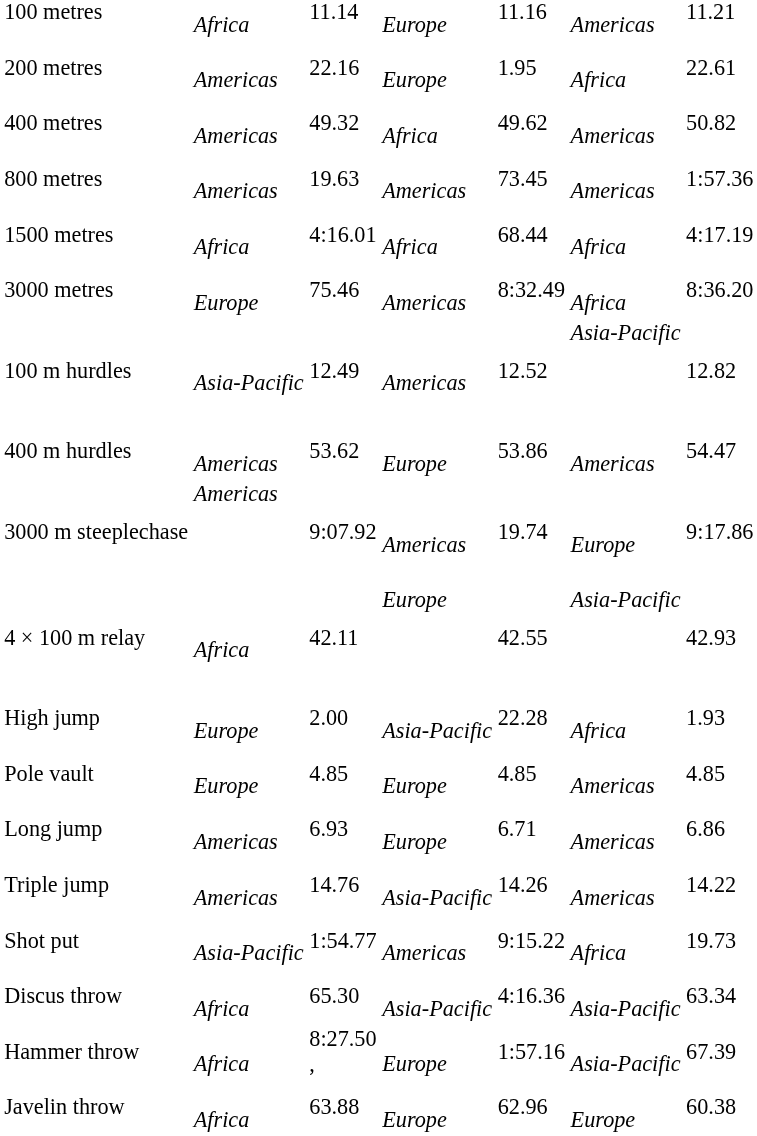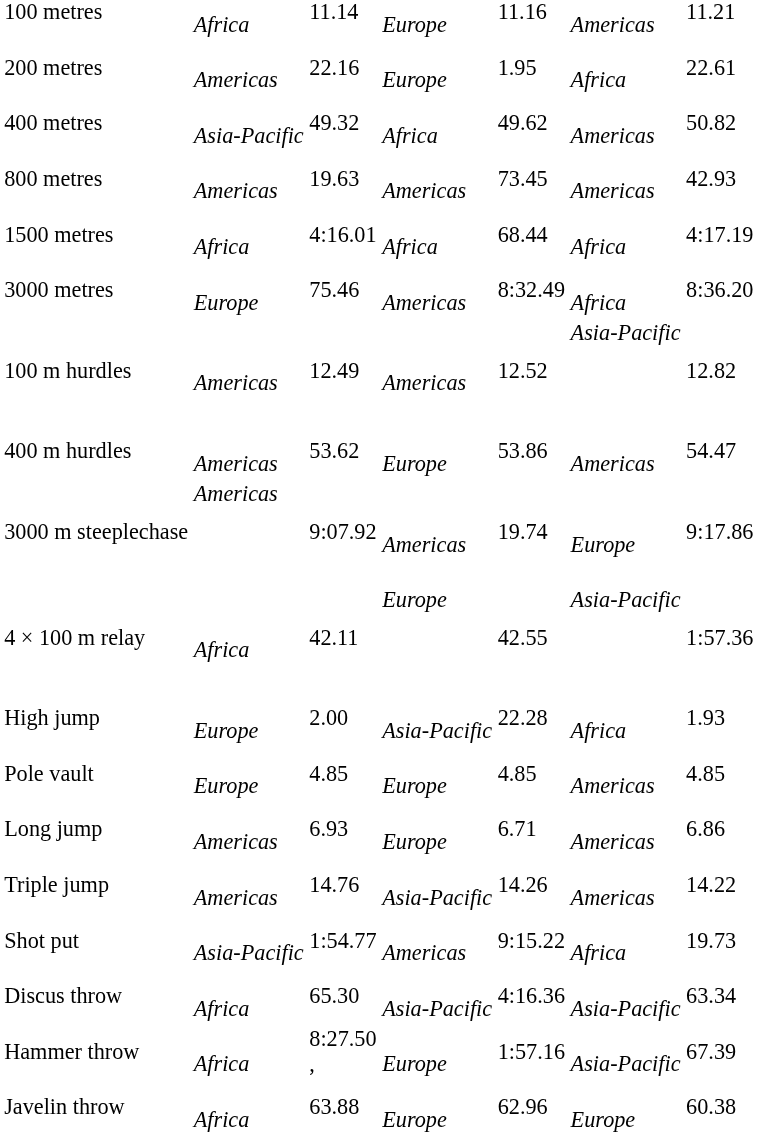(236, 135) Americas -> (249, 135) Asia-Pacific
(720, 178) 1:57.36 -> (711, 178) 42.93
(249, 383) Asia-Pacific -> (236, 383) Americas
(711, 637) 42.93 -> (720, 637) 1:57.36
